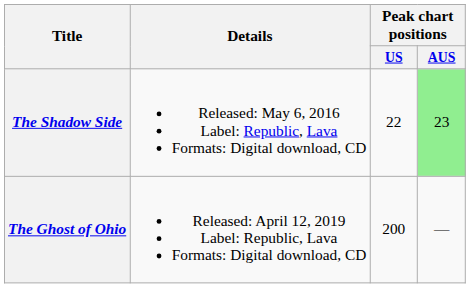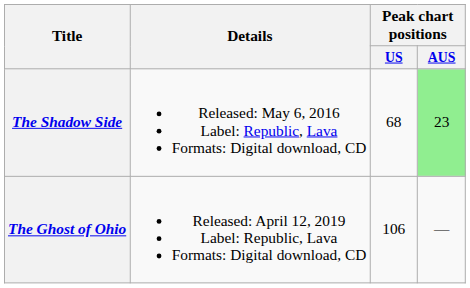(394, 122) 22 -> (394, 122) 68
(394, 229) 200 -> (394, 229) 106
